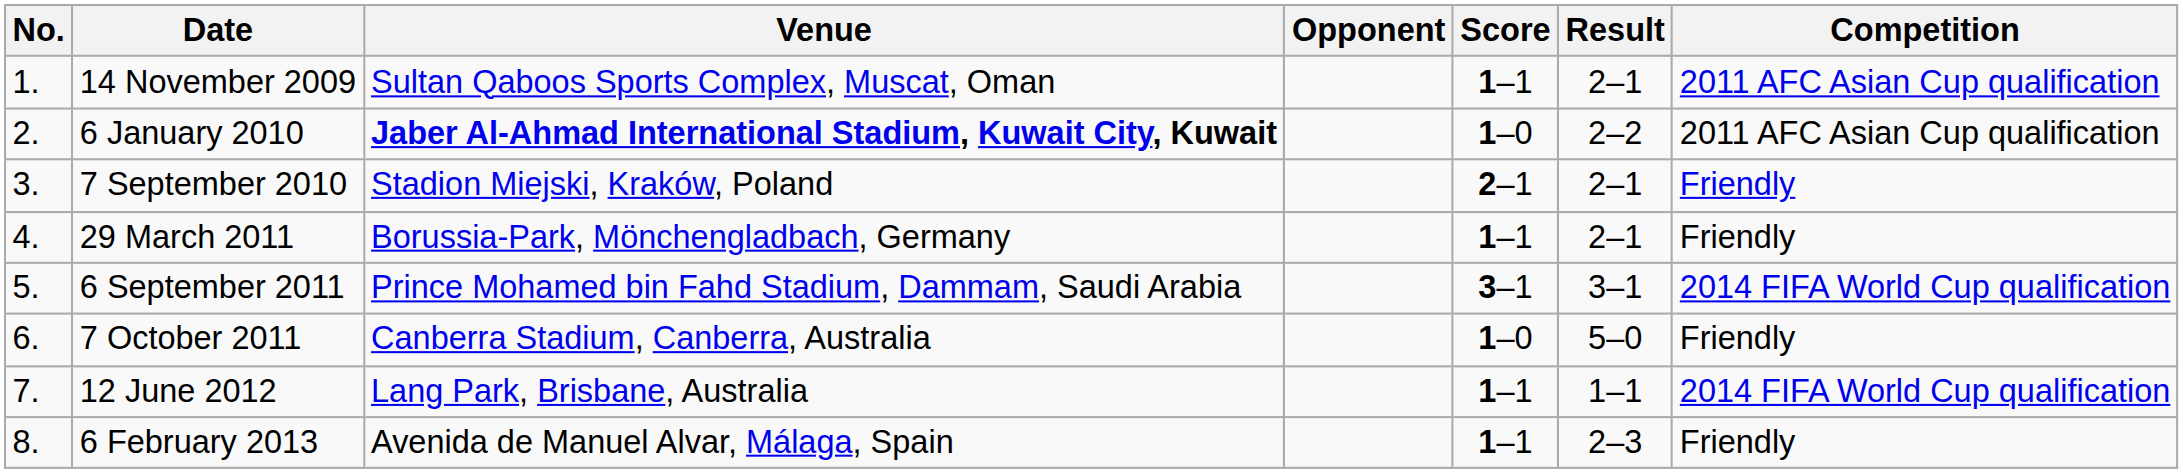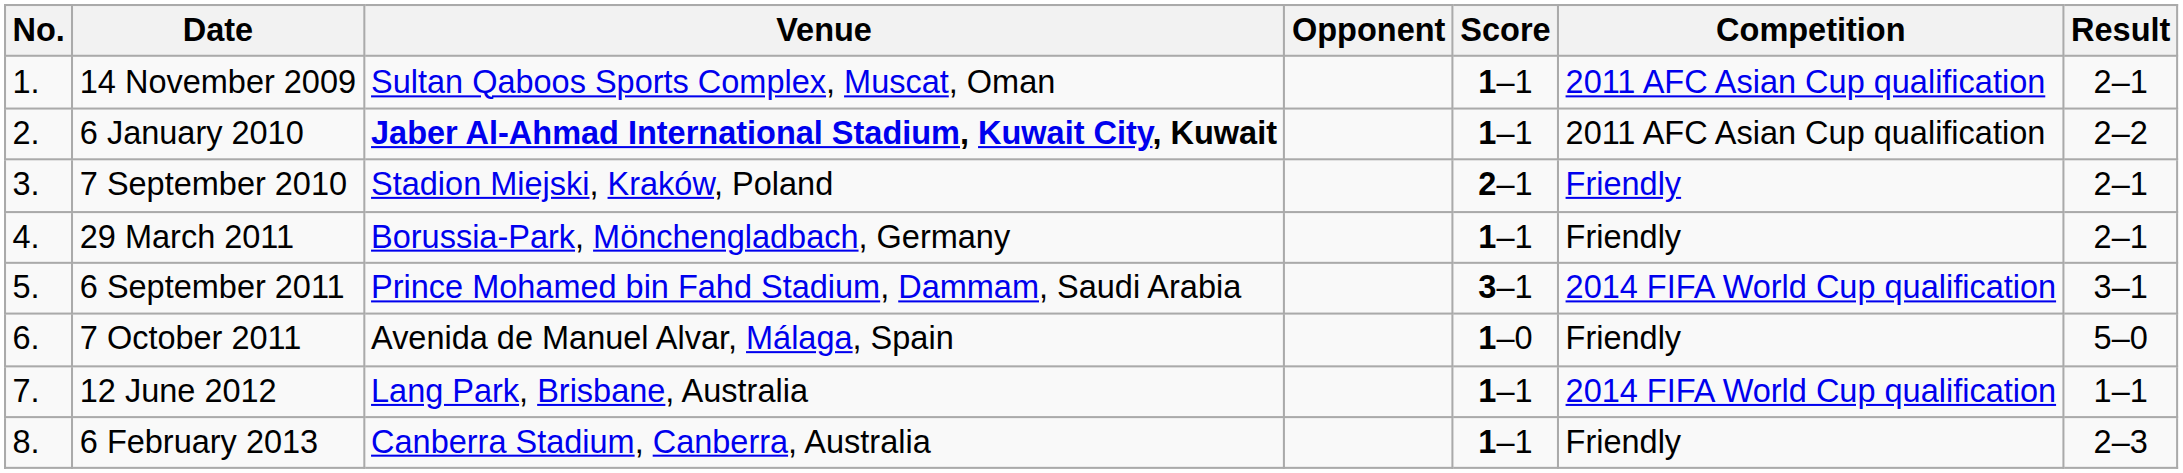columns swapped: (1615, 30) <-> (1925, 30)
(1505, 133) 1–0 -> (1505, 133) 1–1
(651, 339) Canberra Stadium, Canberra, Australia -> (662, 339) Avenida de Manuel Alvar, Málaga, Spain
(662, 442) Avenida de Manuel Alvar, Málaga, Spain -> (651, 442) Canberra Stadium, Canberra, Australia
